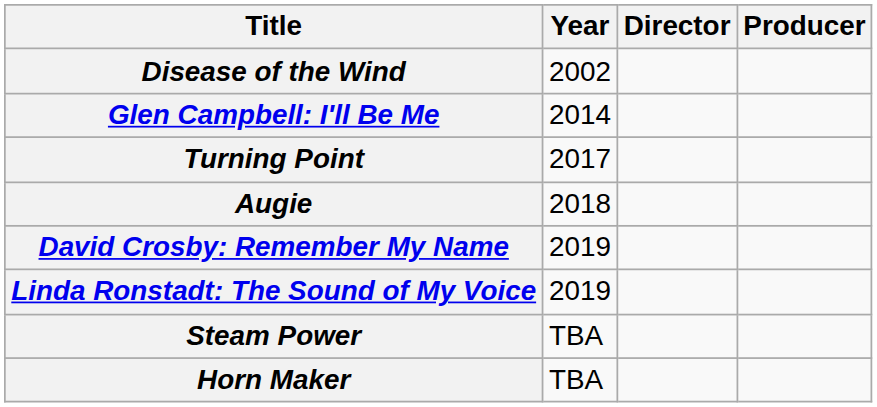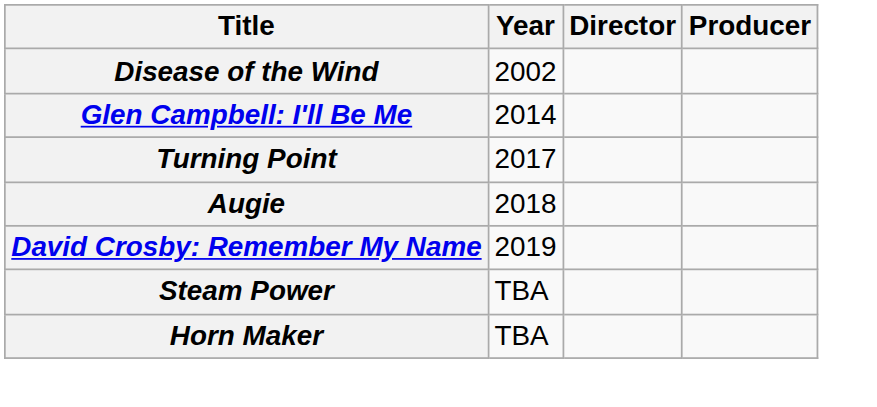- row: (274, 291)
